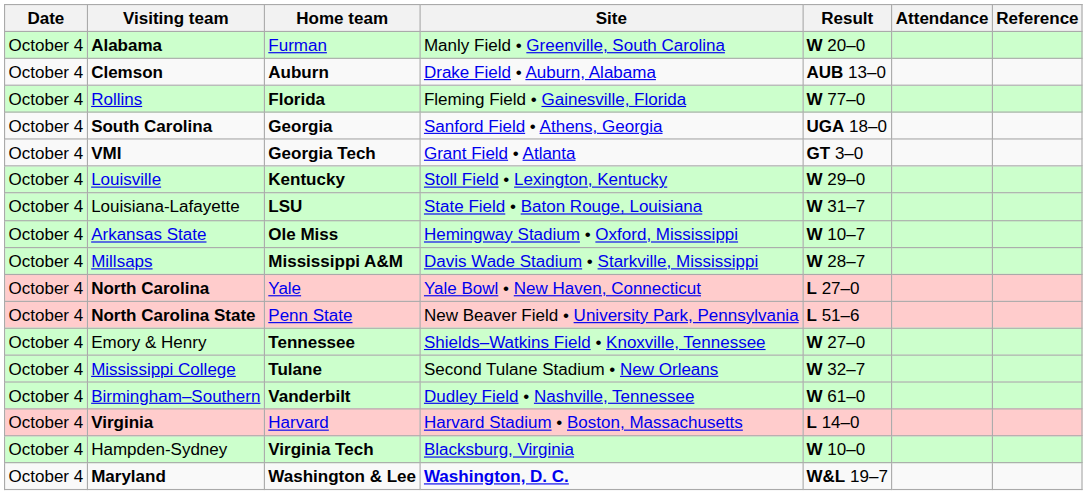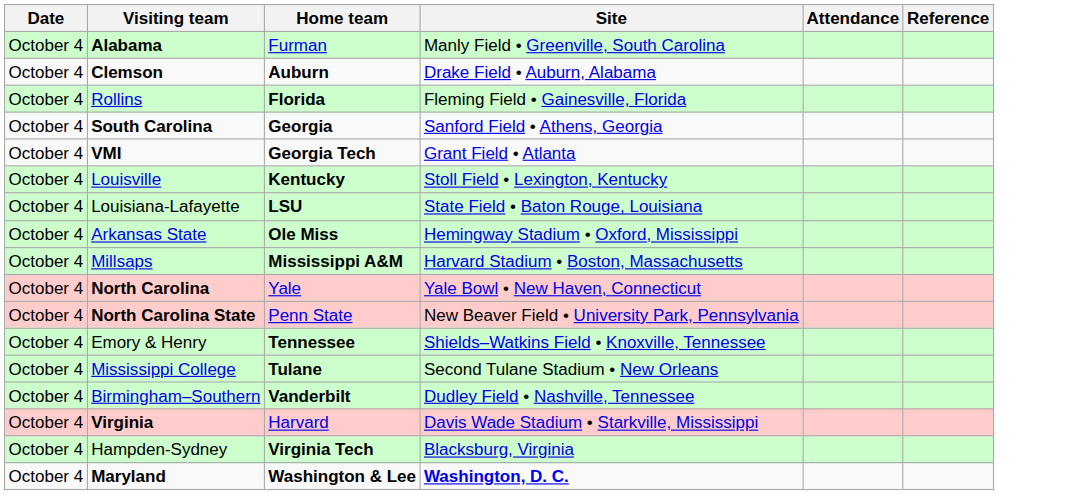- column: (847, 18)
(591, 261) Davis Wade Stadium • Starkville, Mississippi -> (583, 261) Harvard Stadium • Boston, Massachusetts
(583, 422) Harvard Stadium • Boston, Massachusetts -> (591, 422) Davis Wade Stadium • Starkville, Mississippi
